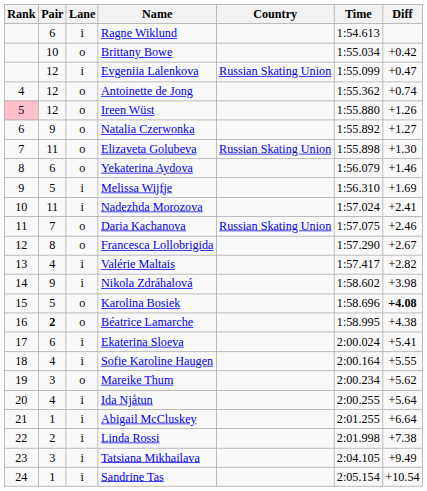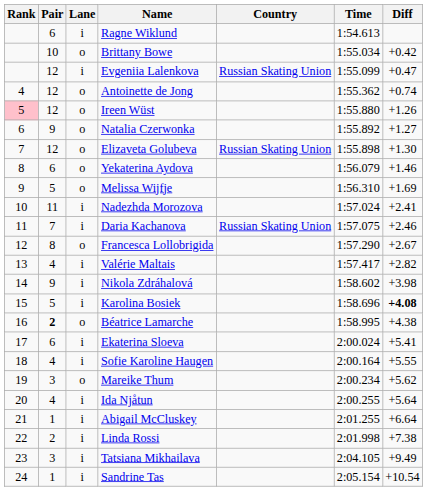(52, 149) 11 -> (52, 149) 12
(82, 187) i -> (82, 187) o
(82, 226) o -> (82, 226) i
(82, 303) o -> (82, 303) i
